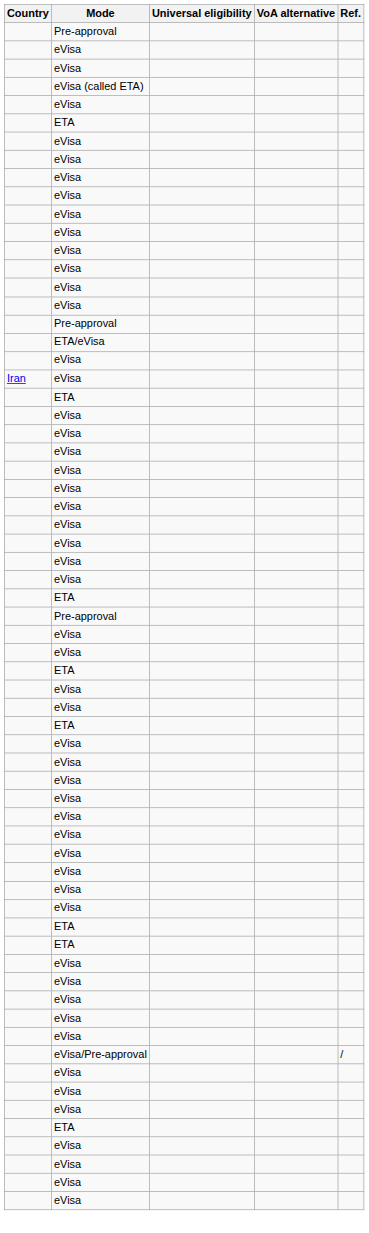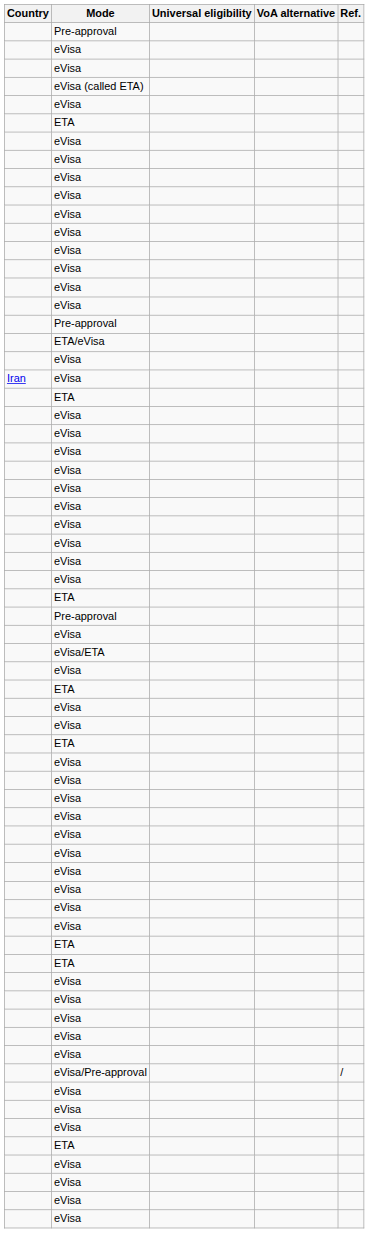+ row: (28, 653)
